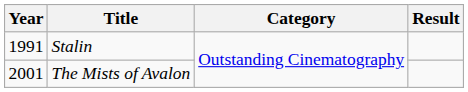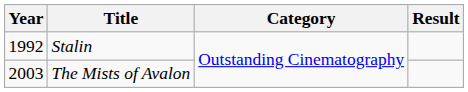(26, 45) 1991 -> (26, 45) 1992
(26, 73) 2001 -> (26, 73) 2003
